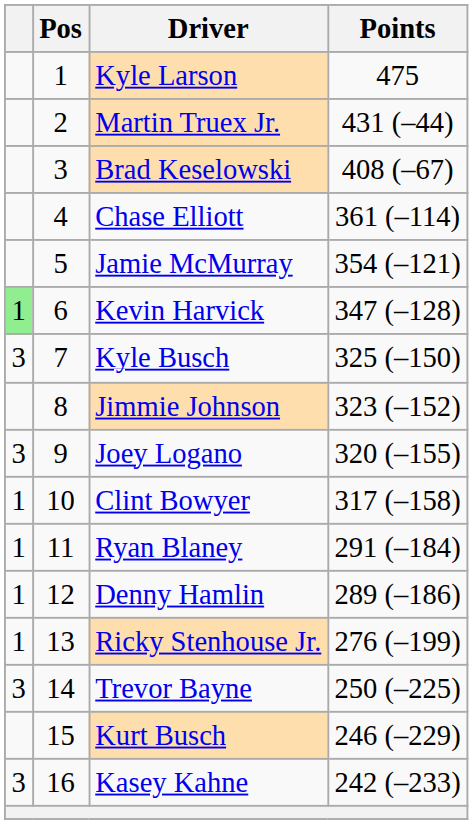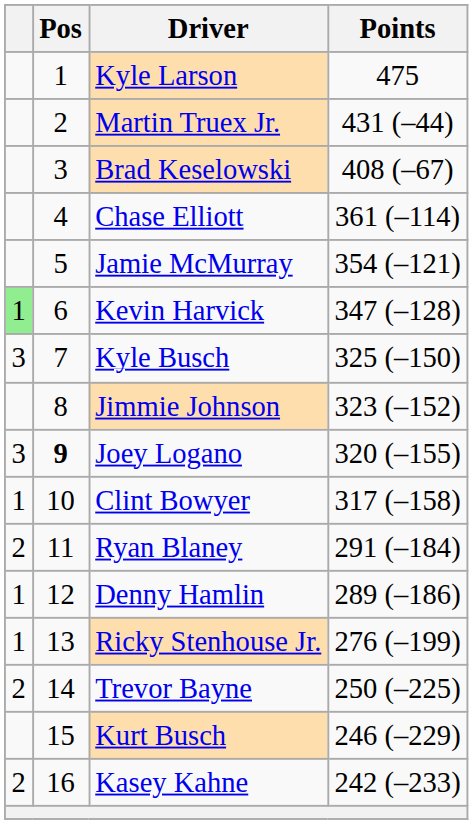(61, 452) normal -> (61, 452) bold
(19, 546) 1 -> (19, 546) 2
(19, 687) 3 -> (19, 687) 2
(19, 782) 3 -> (19, 782) 2
